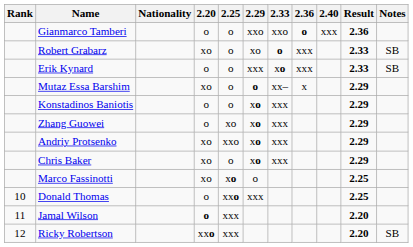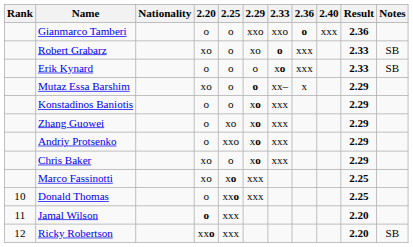(255, 68) xxx -> (255, 68) o
(206, 141) xo -> (206, 141) o
(255, 178) o -> (255, 178) xxx
